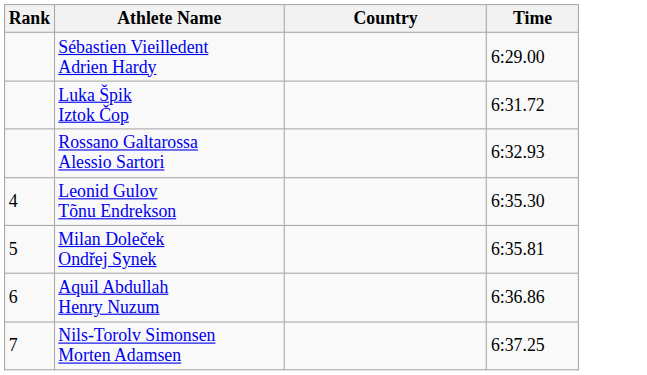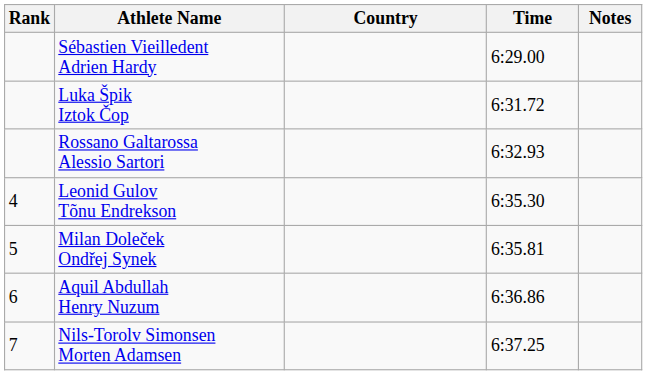+ column: (610, 18)
